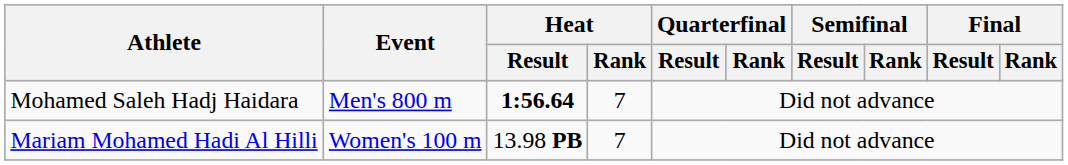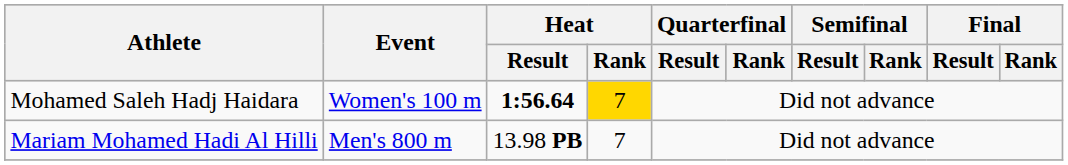(390, 100) Men's 800 m -> (405, 100) Women's 100 m
(620, 100) no background -> (620, 100) gold background
(405, 139) Women's 100 m -> (390, 139) Men's 800 m
